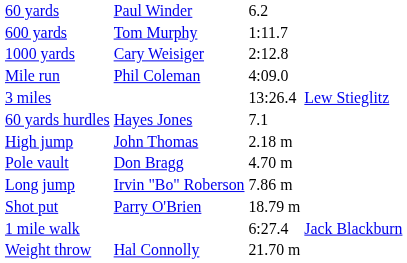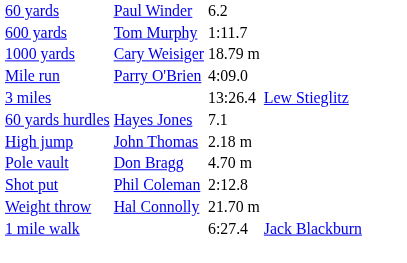(268, 54) 2:12.8 -> (234, 54) 18.79 m
(157, 76) Phil Coleman -> (158, 76) Parry O'Brien
- row: (40, 185)
(158, 206) Parry O'Brien -> (157, 185) Phil Coleman
(274, 206) 18.79 m -> (228, 185) 2:12.8
rows swapped: (48, 250) <-> (42, 228)
